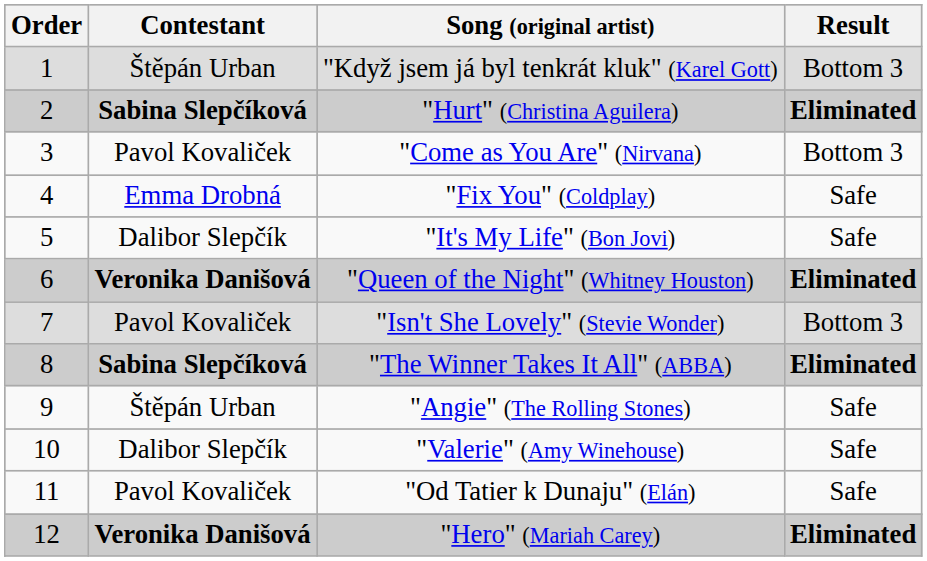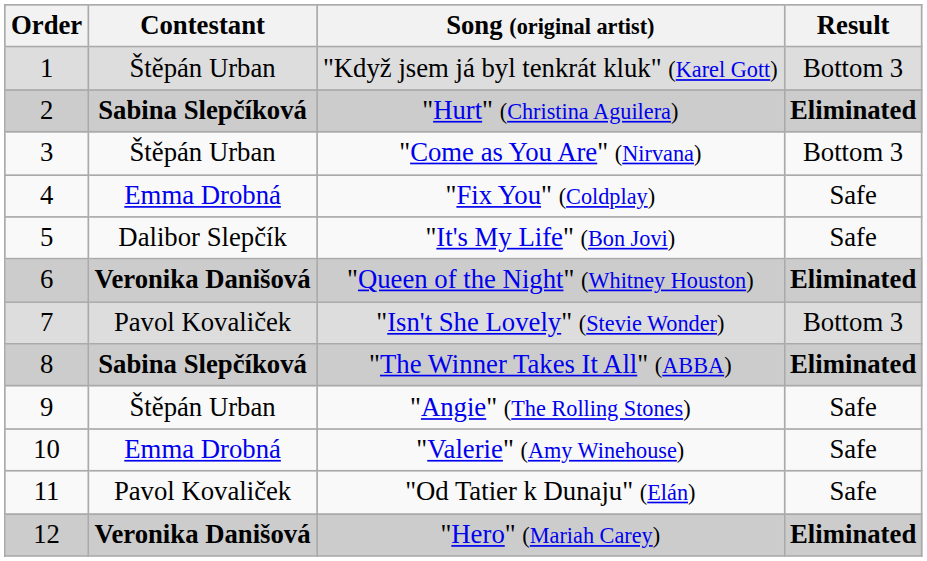(203, 152) Pavol Kovaliček -> (203, 152) Štěpán Urban
(203, 449) Dalibor Slepčík -> (203, 449) Emma Drobná
